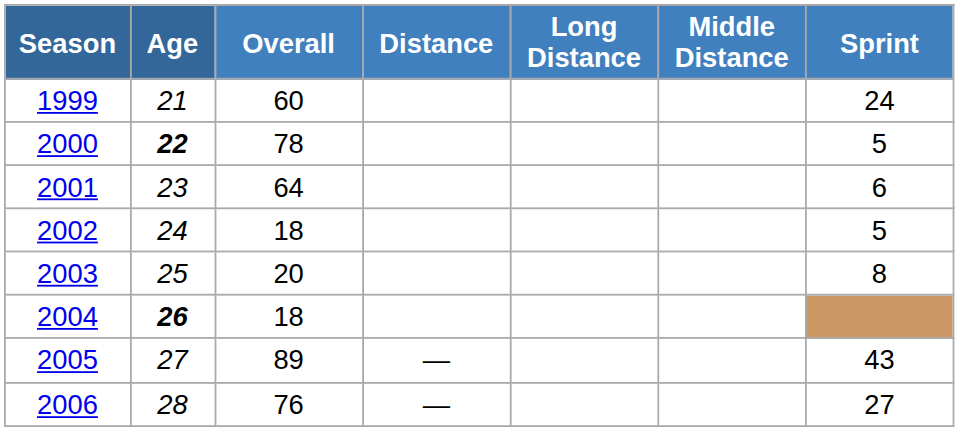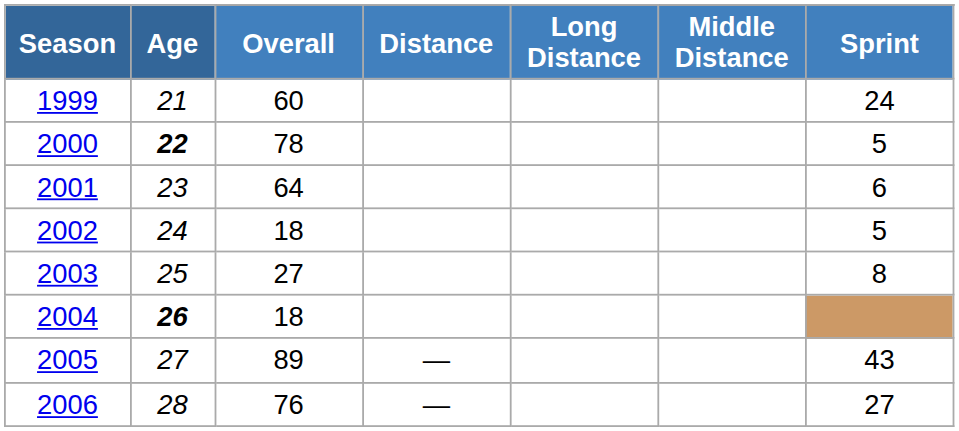(289, 274) 20 -> (289, 274) 27
